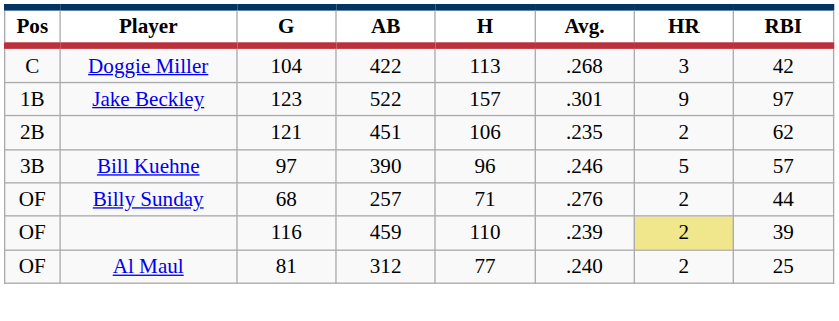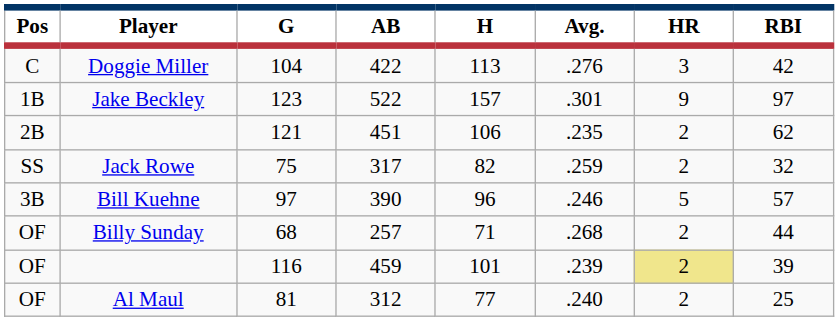(584, 65) .268 -> (584, 65) .276
+ row: (286, 165)
(584, 199) .276 -> (584, 232) .268
(485, 232) 110 -> (485, 266) 101
